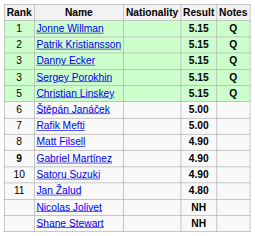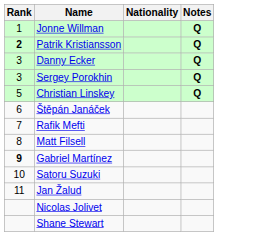- column: (199, 12)
(19, 45) normal -> (19, 45) bold
